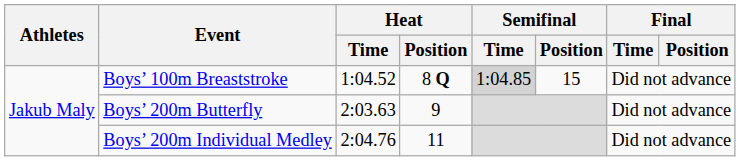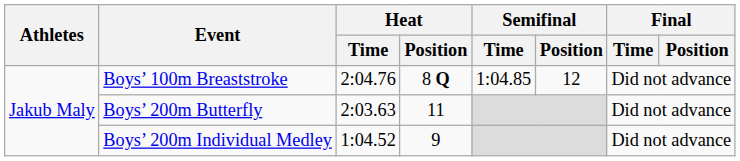(368, 80) 1:04.52 -> (368, 80) 2:04.76
(504, 80) lightgrey background -> (504, 80) no background
(571, 80) 15 -> (571, 80) 12
(436, 110) 9 -> (436, 110) 11
(368, 140) 2:04.76 -> (368, 140) 1:04.52
(436, 140) 11 -> (436, 140) 9
